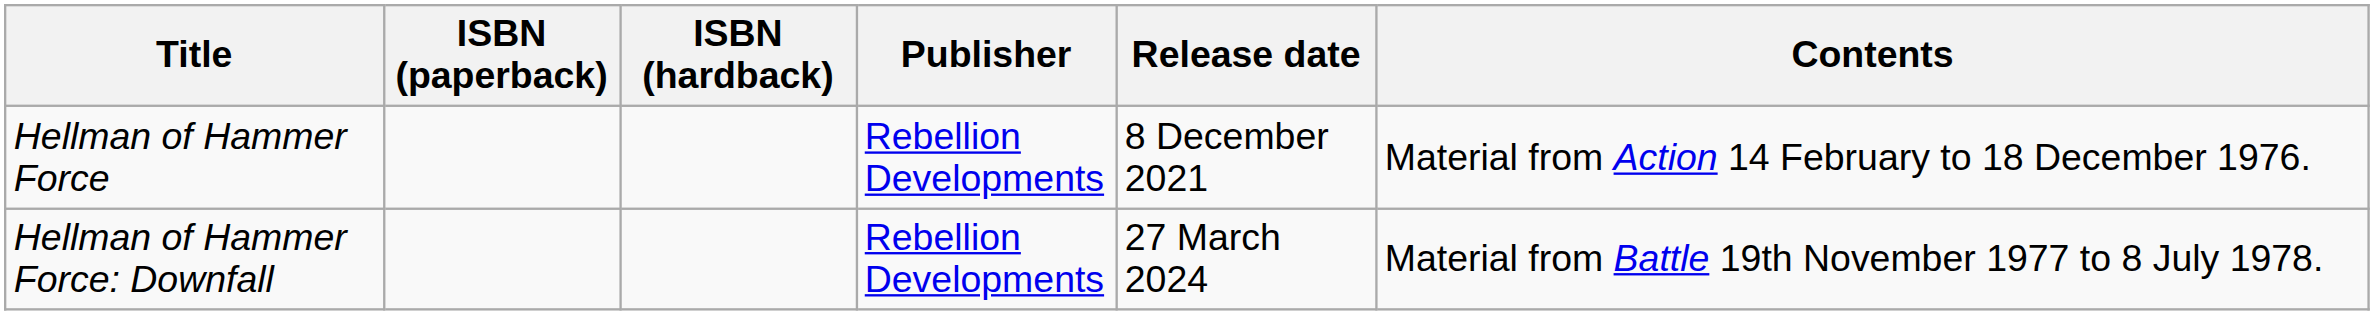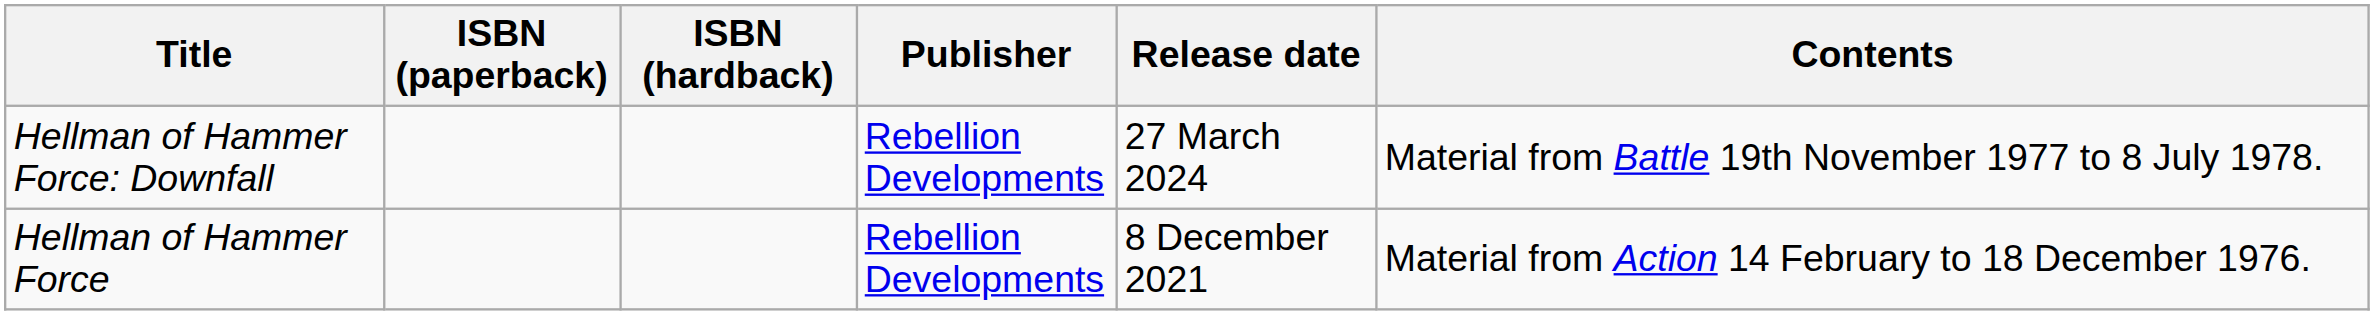rows swapped: (180, 156) <-> (180, 258)
